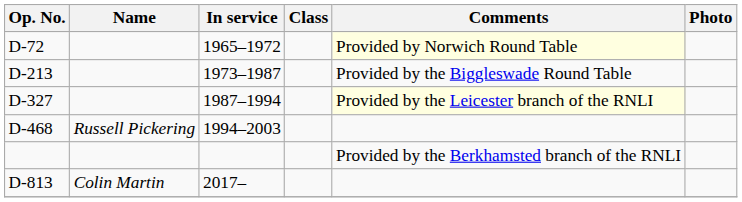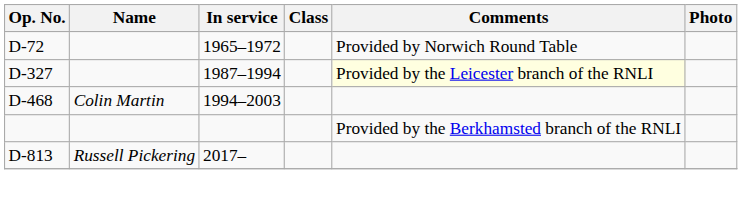(457, 45) lightyellow background -> (457, 45) no background
- row: (31, 73)
(134, 127) Russell Pickering -> (119, 100) Colin Martin
(119, 182) Colin Martin -> (134, 155) Russell Pickering
